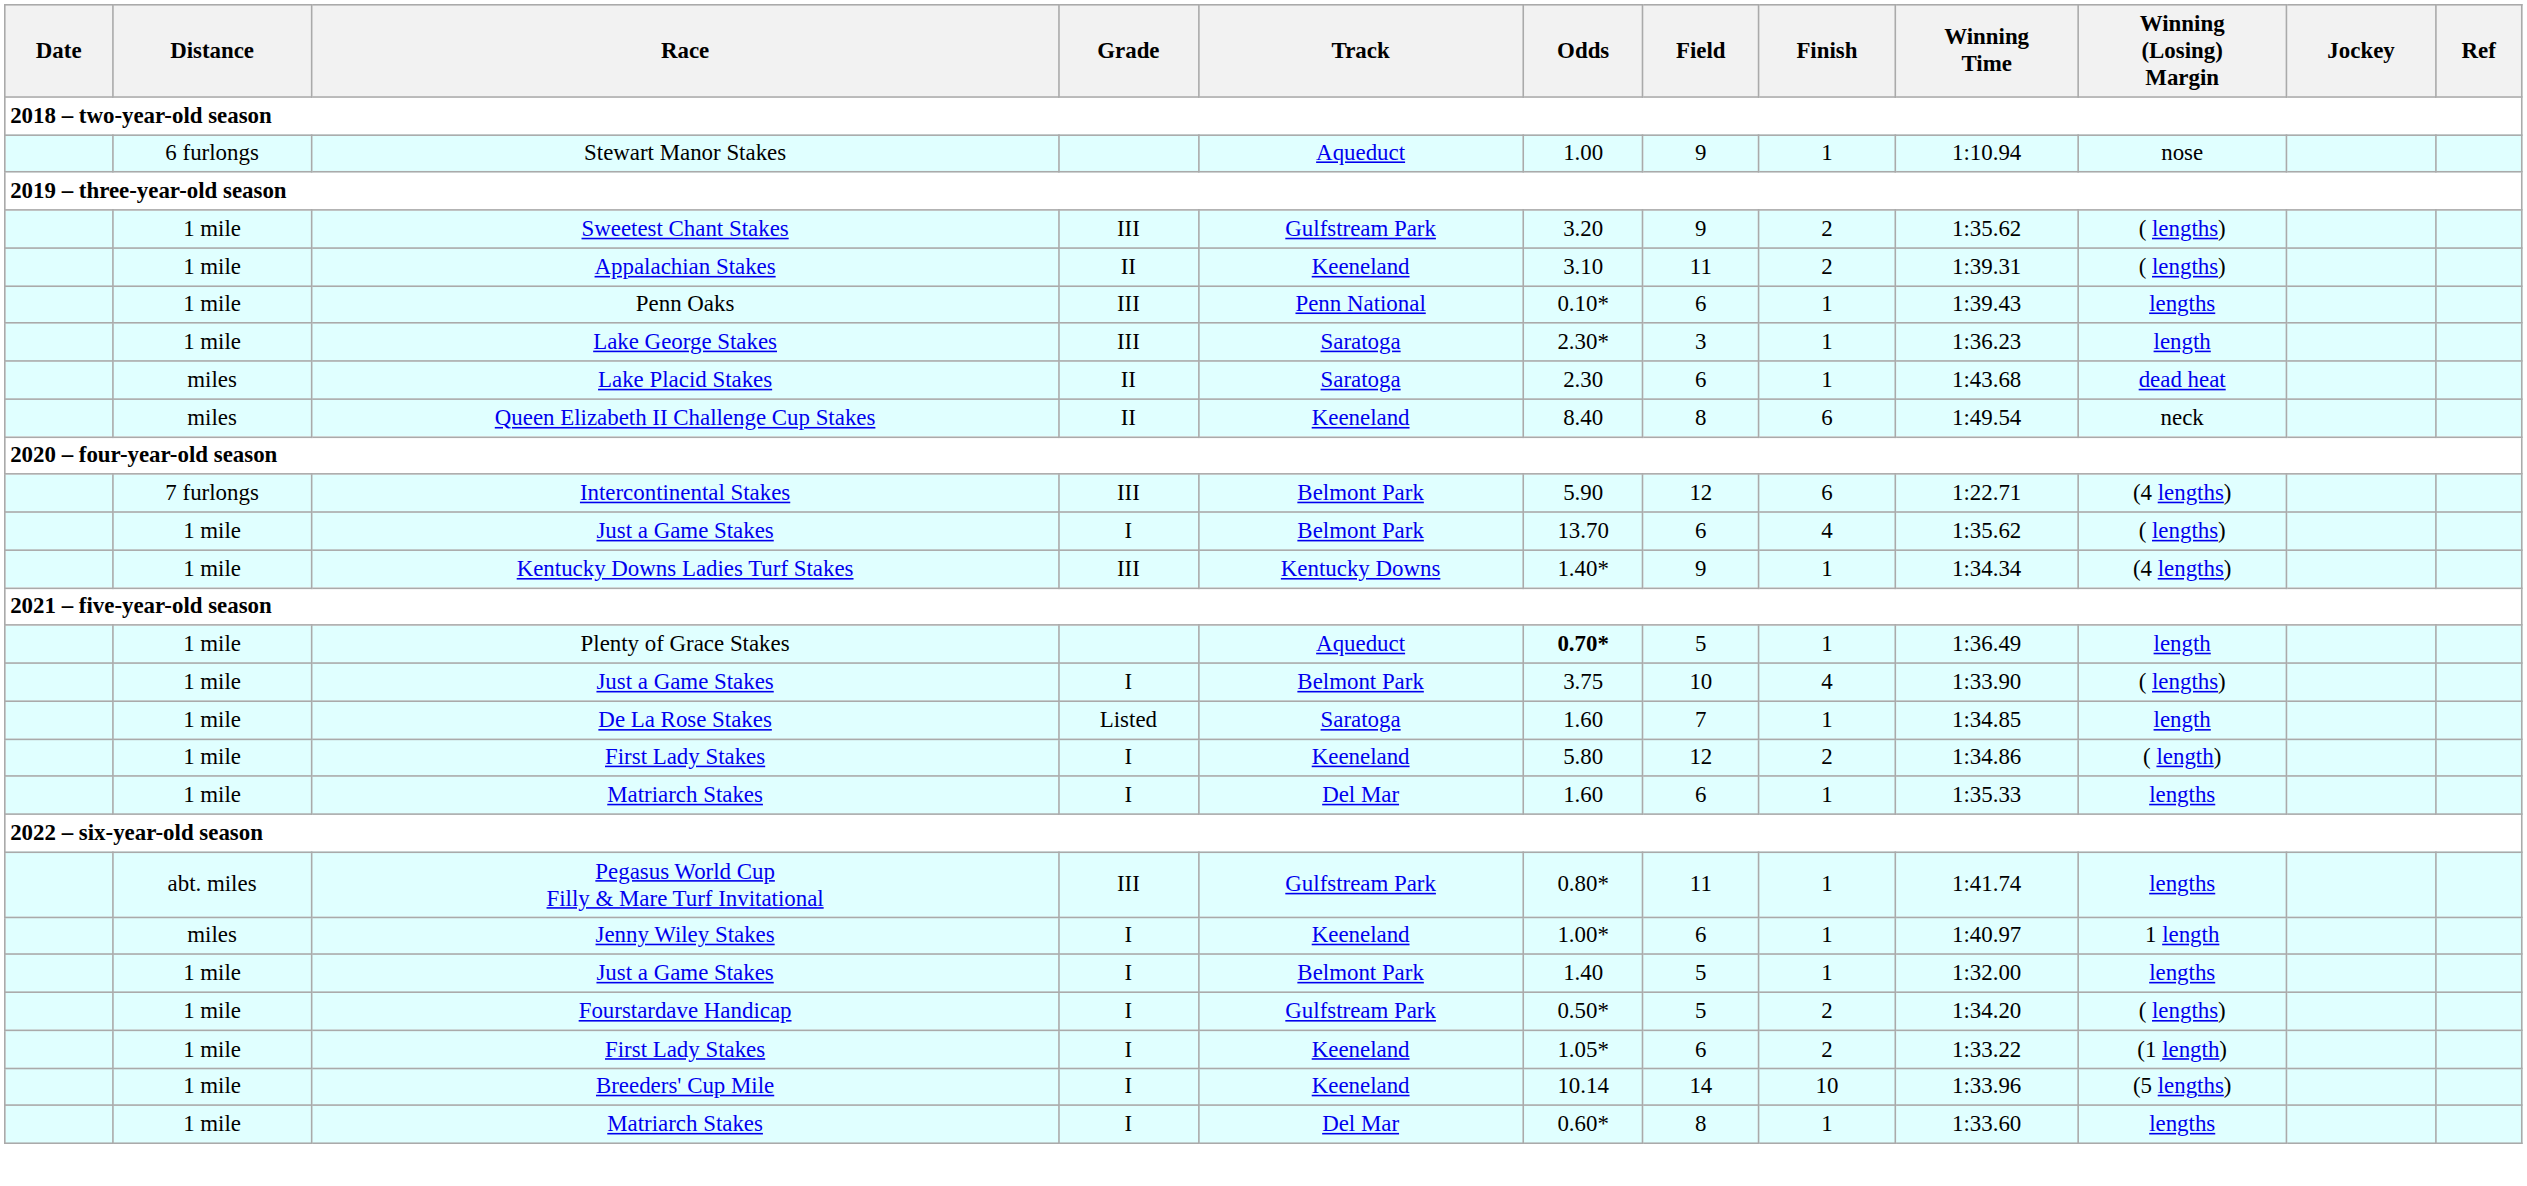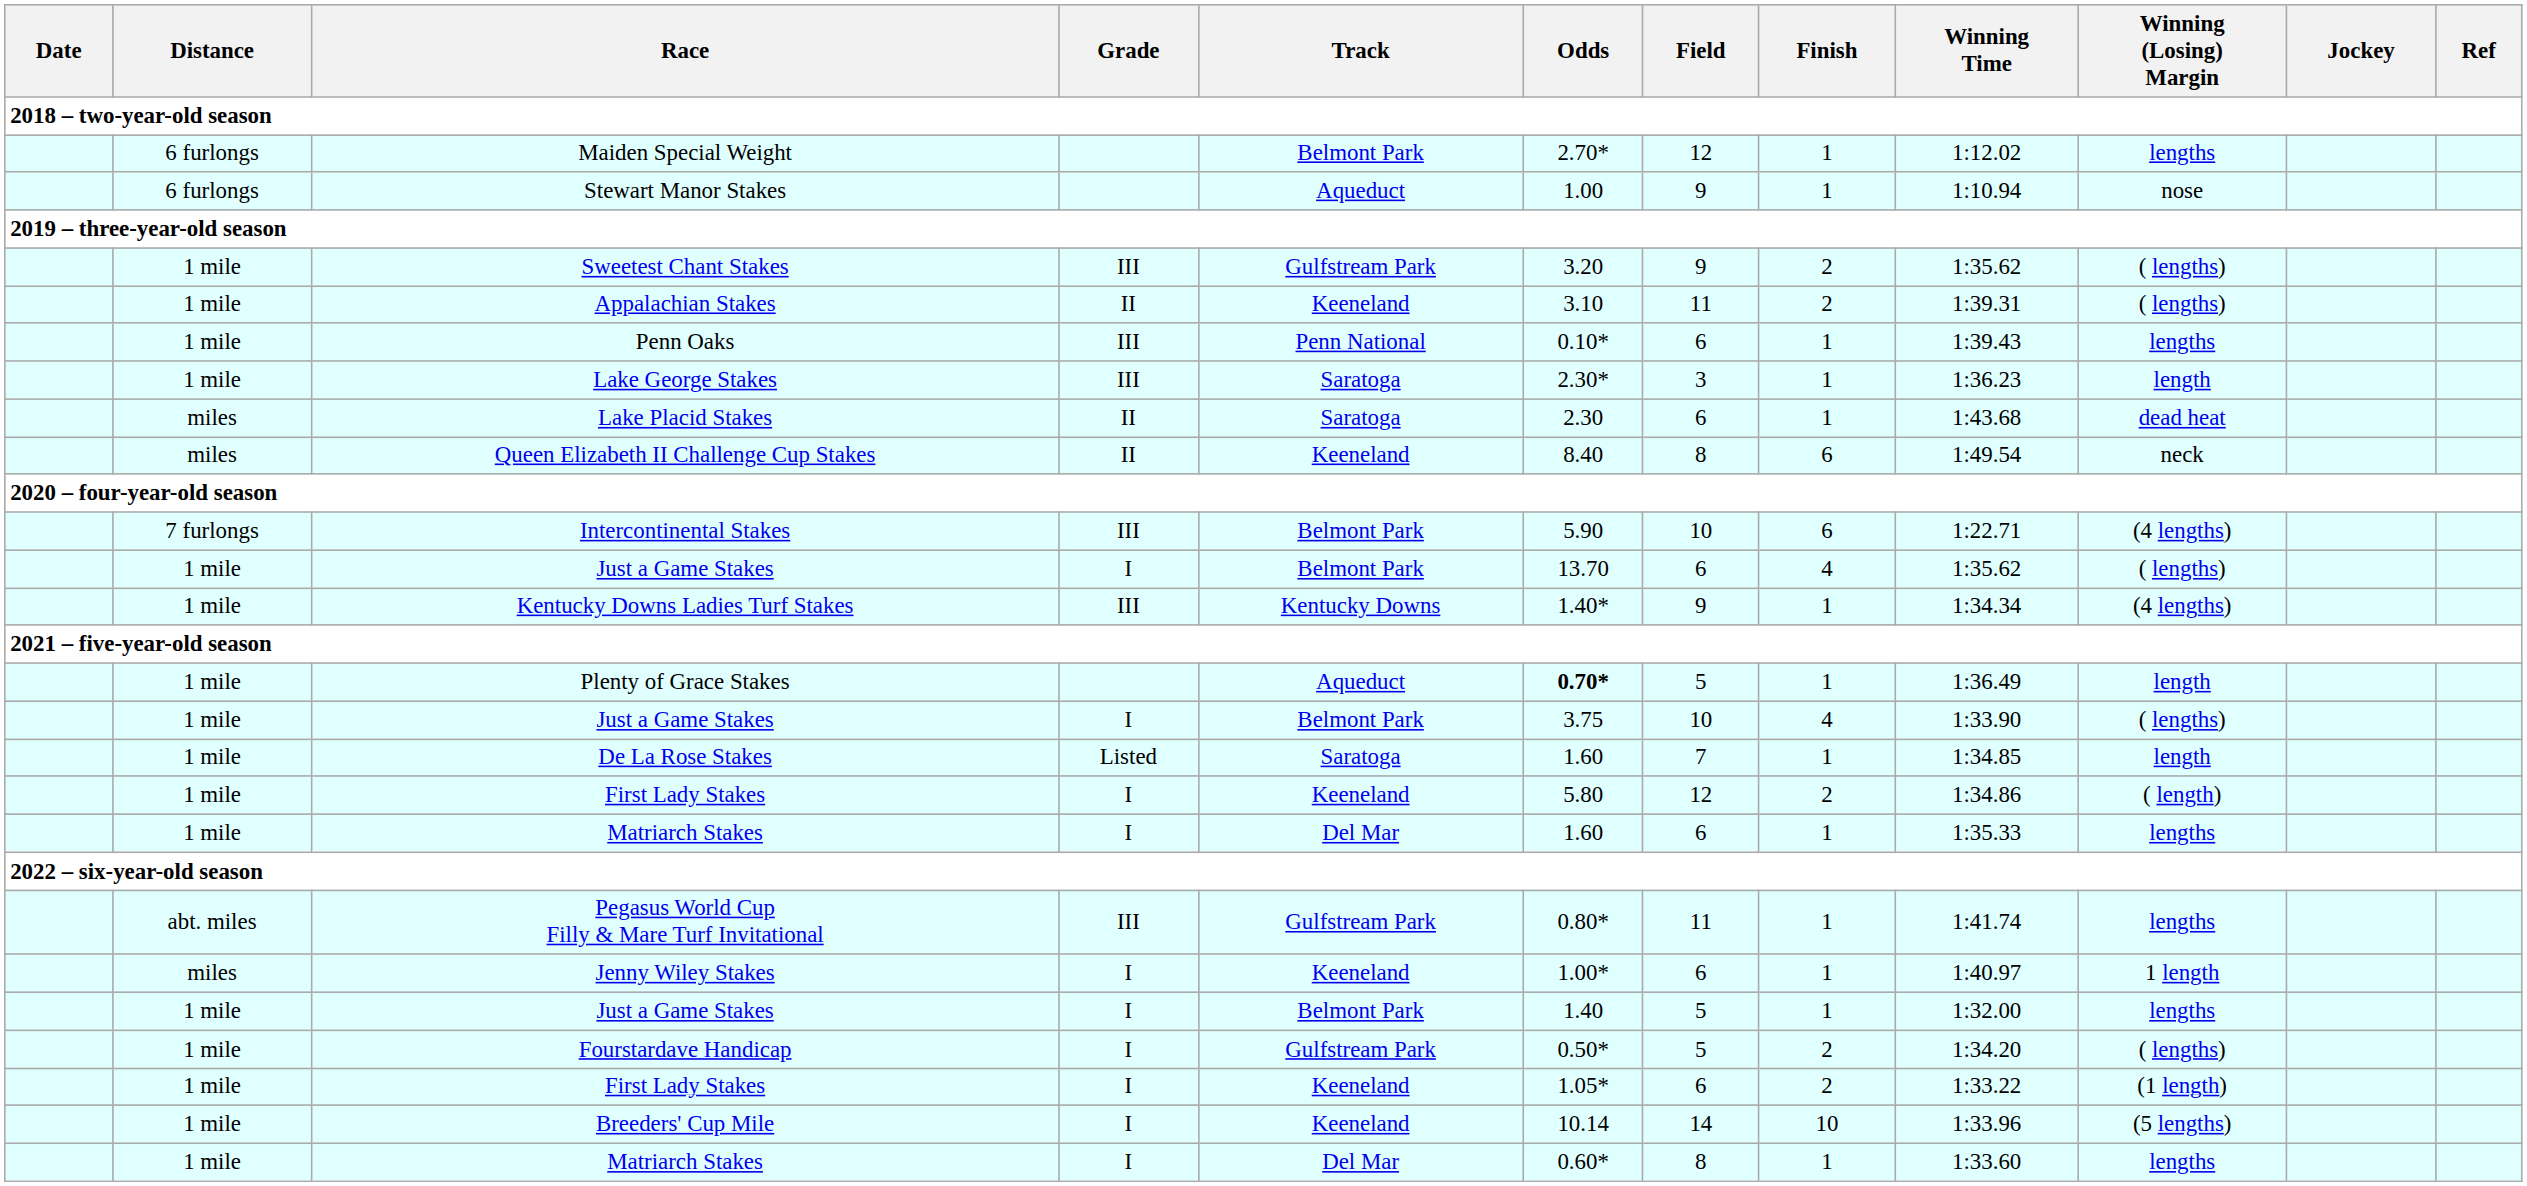+ row: (212, 153)
(1701, 493) 12 -> (1701, 530) 10
